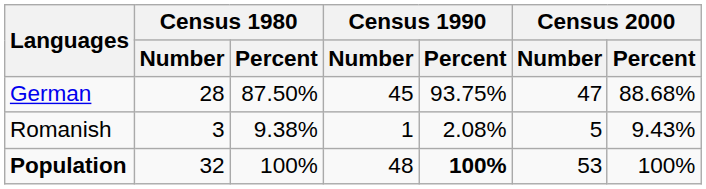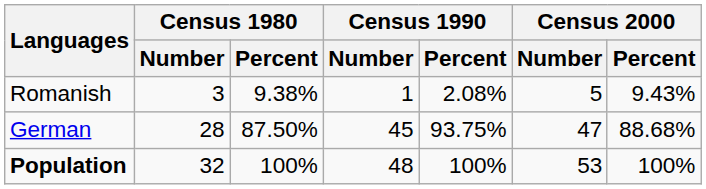rows swapped: (51, 93) <-> (61, 129)
(478, 165) bold -> (478, 165) normal
